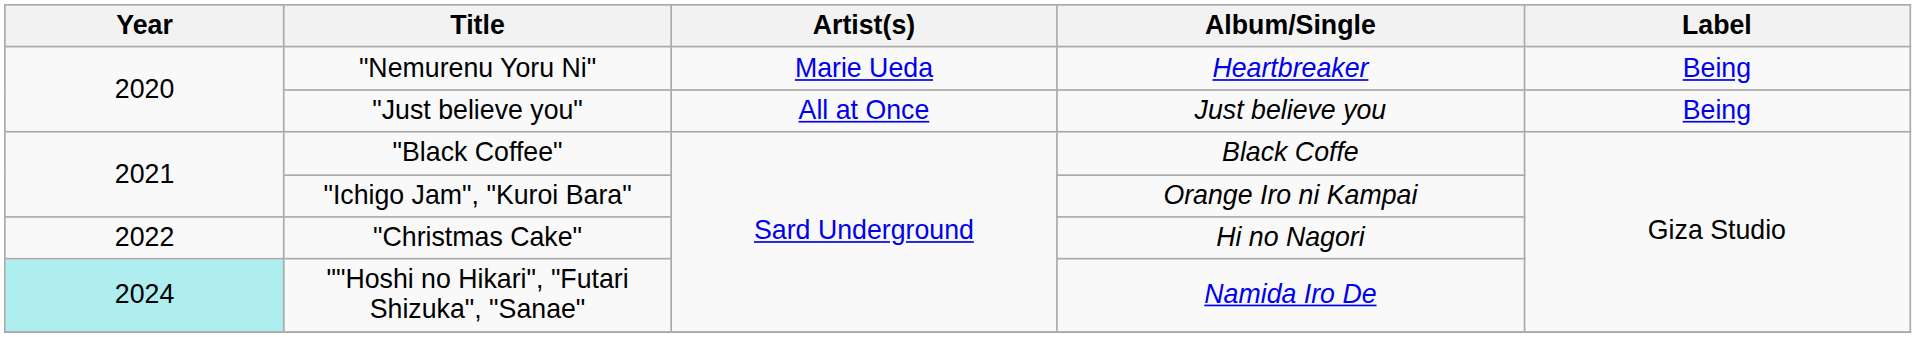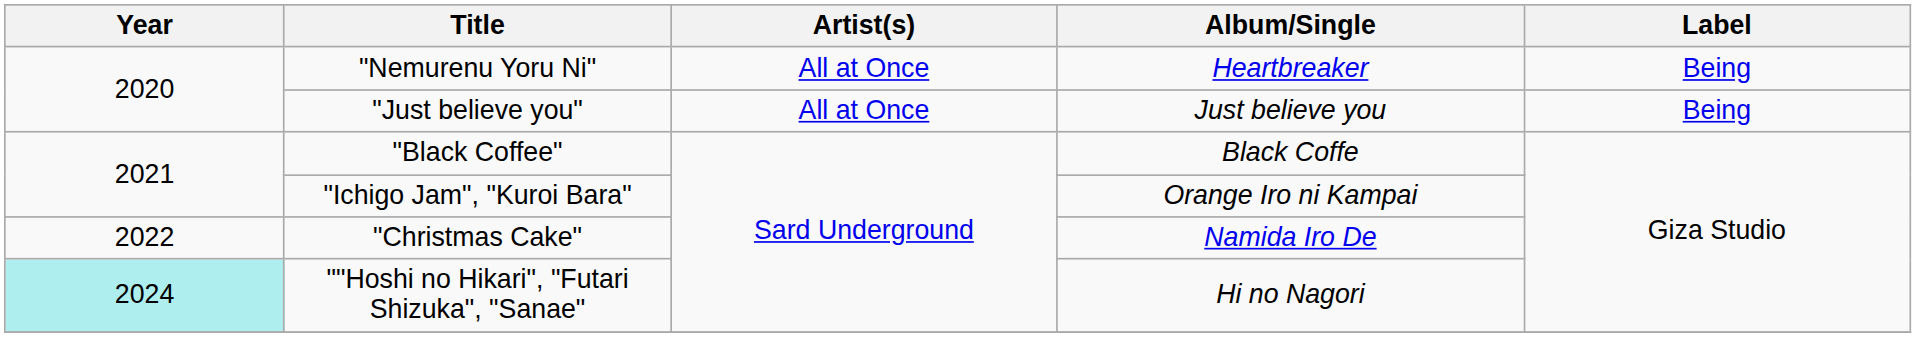(864, 68) Marie Ueda -> (864, 68) All at Once
(1290, 237) Hi no Nagori -> (1290, 237) Namida Iro De
(1290, 294) Namida Iro De -> (1290, 294) Hi no Nagori
